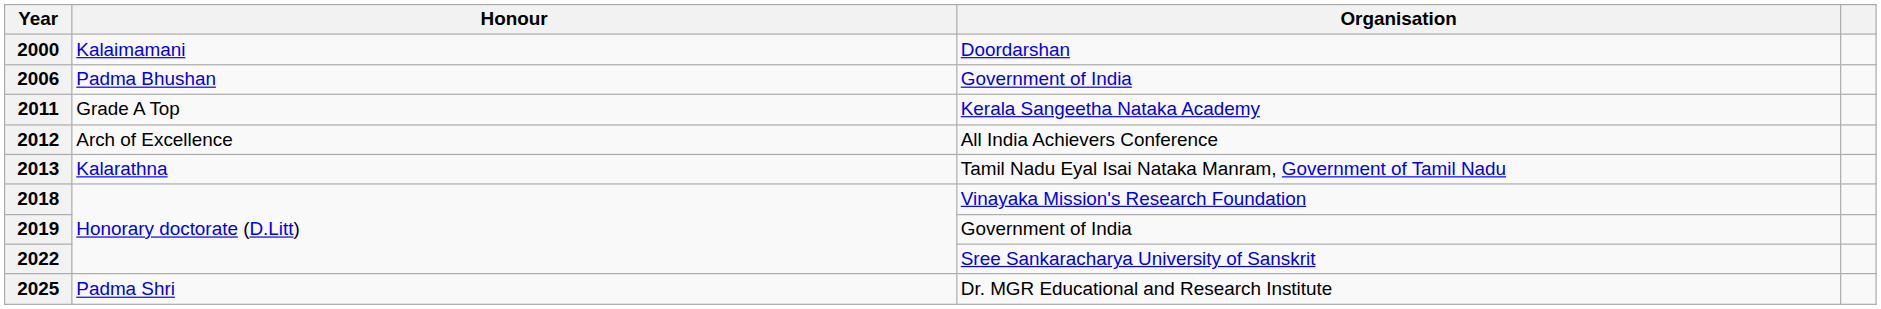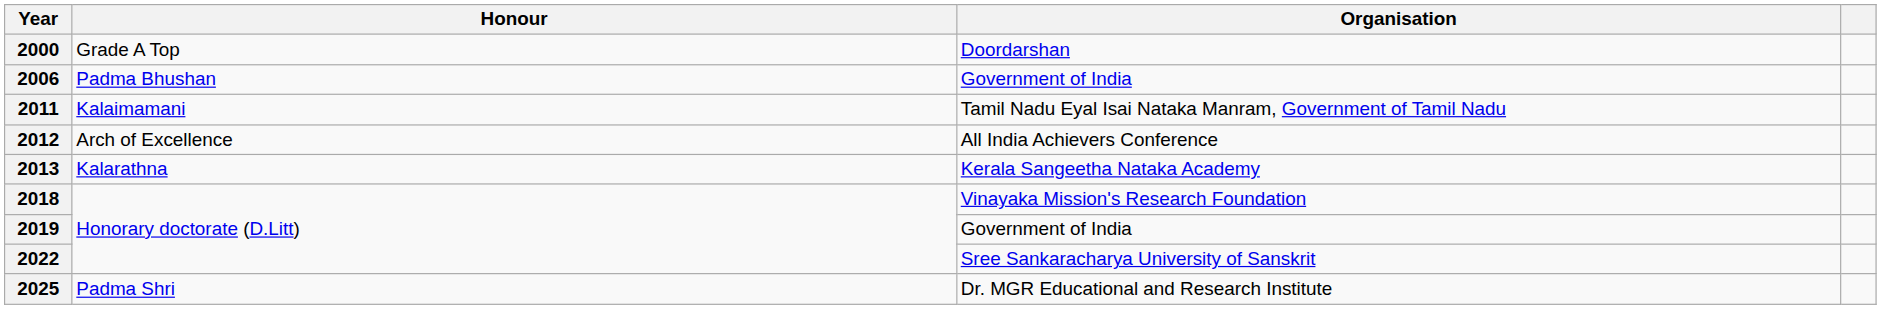(131, 49) Kalaimamani -> (128, 49) Grade A Top
(128, 109) Grade A Top -> (131, 109) Kalaimamani
(1110, 109) Kerala Sangeetha Nataka Academy -> (1233, 109) Tamil Nadu Eyal Isai Nataka Manram, Government of Tamil Nadu
(1233, 169) Tamil Nadu Eyal Isai Nataka Manram, Government of Tamil Nadu -> (1110, 169) Kerala Sangeetha Nataka Academy
